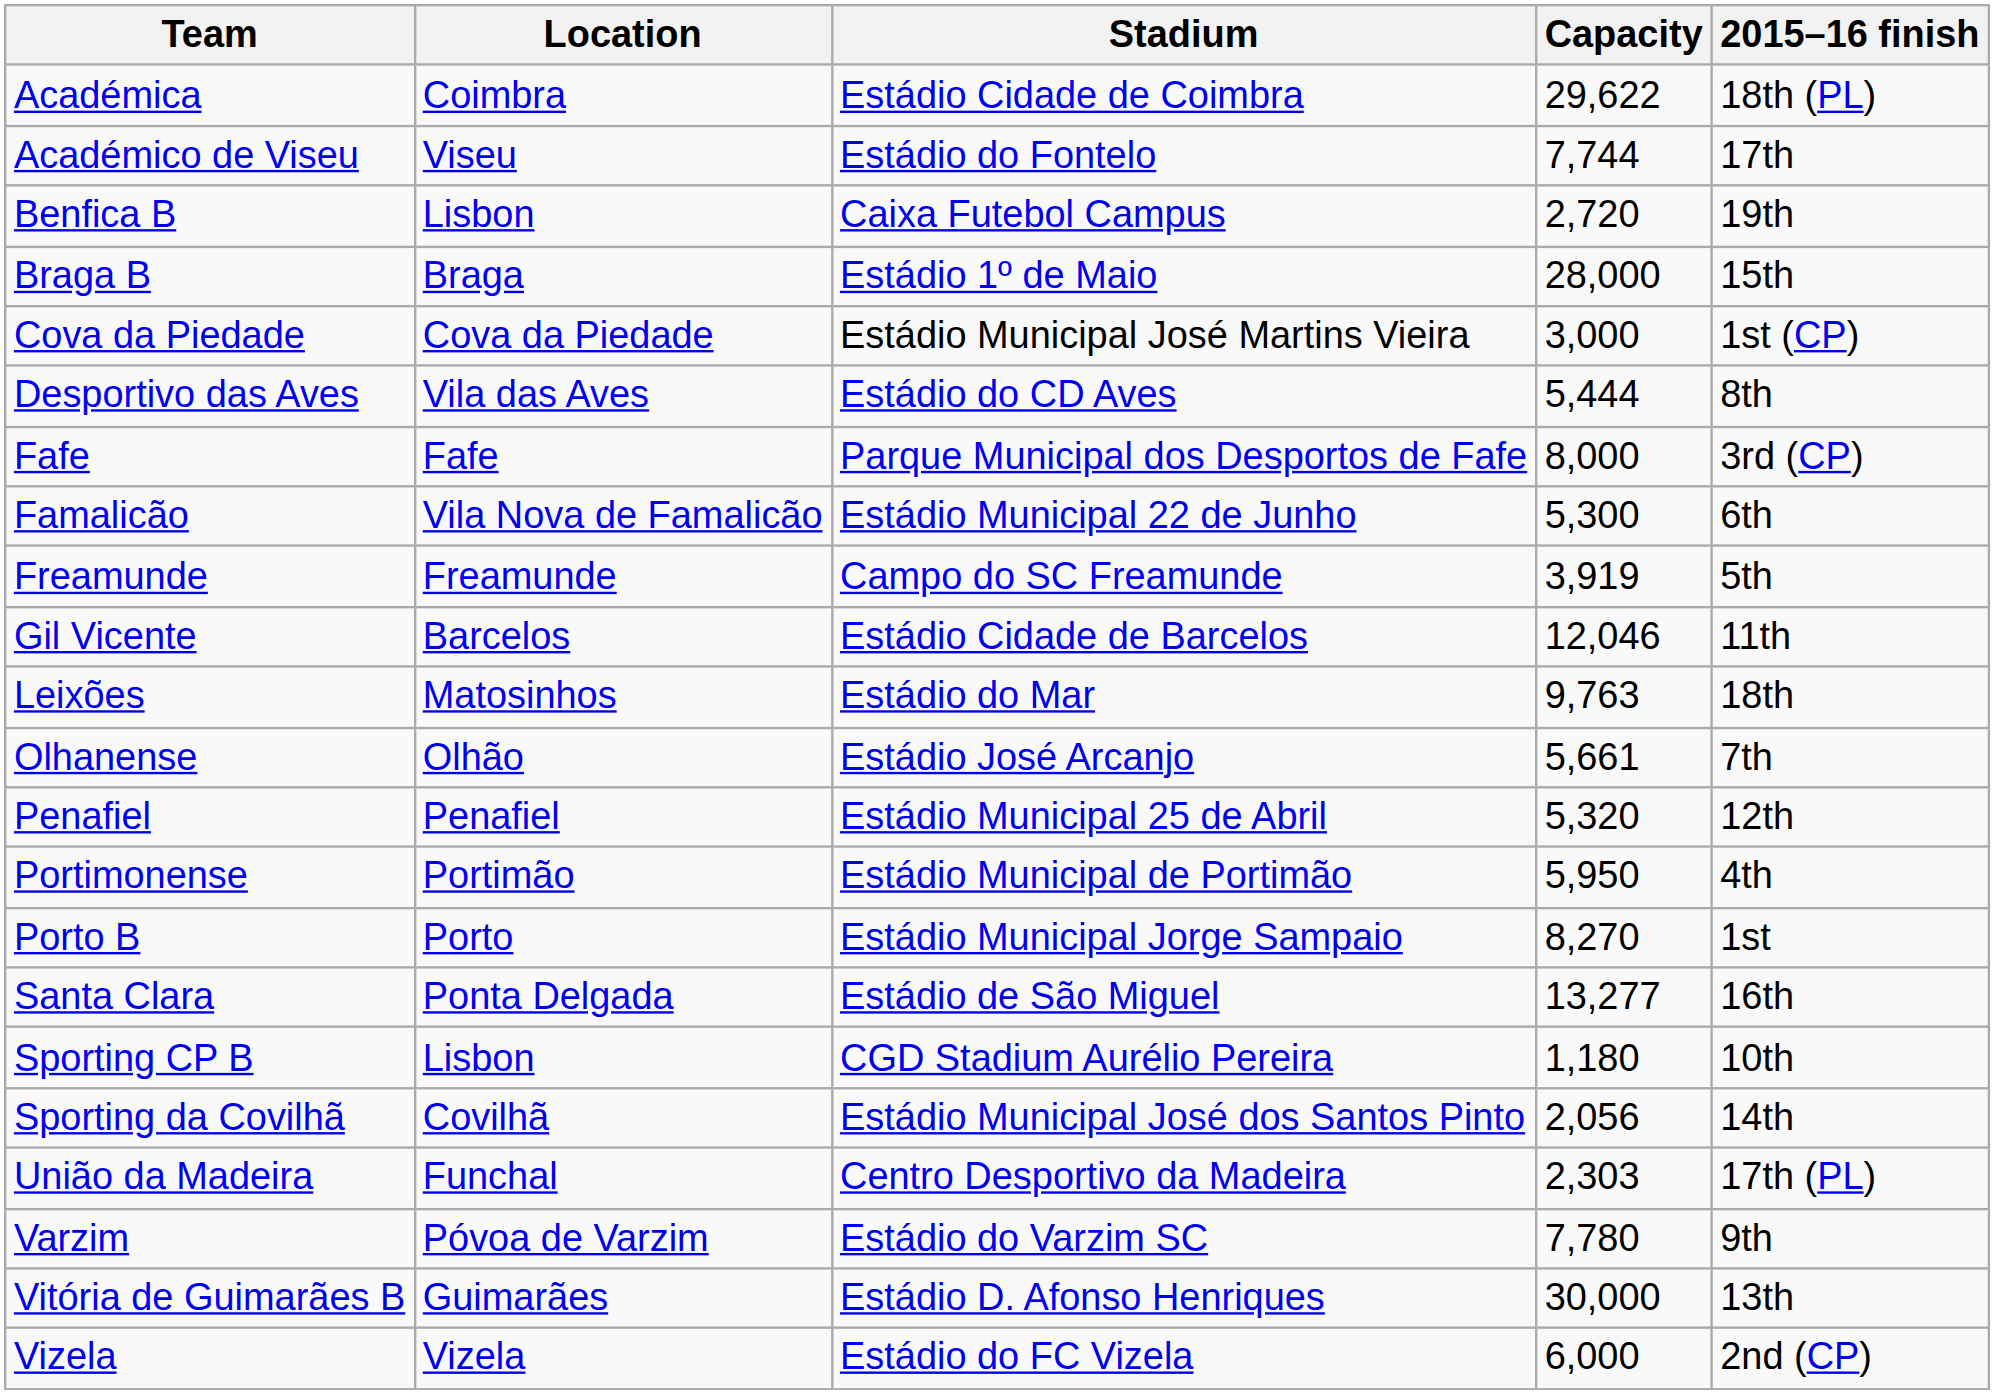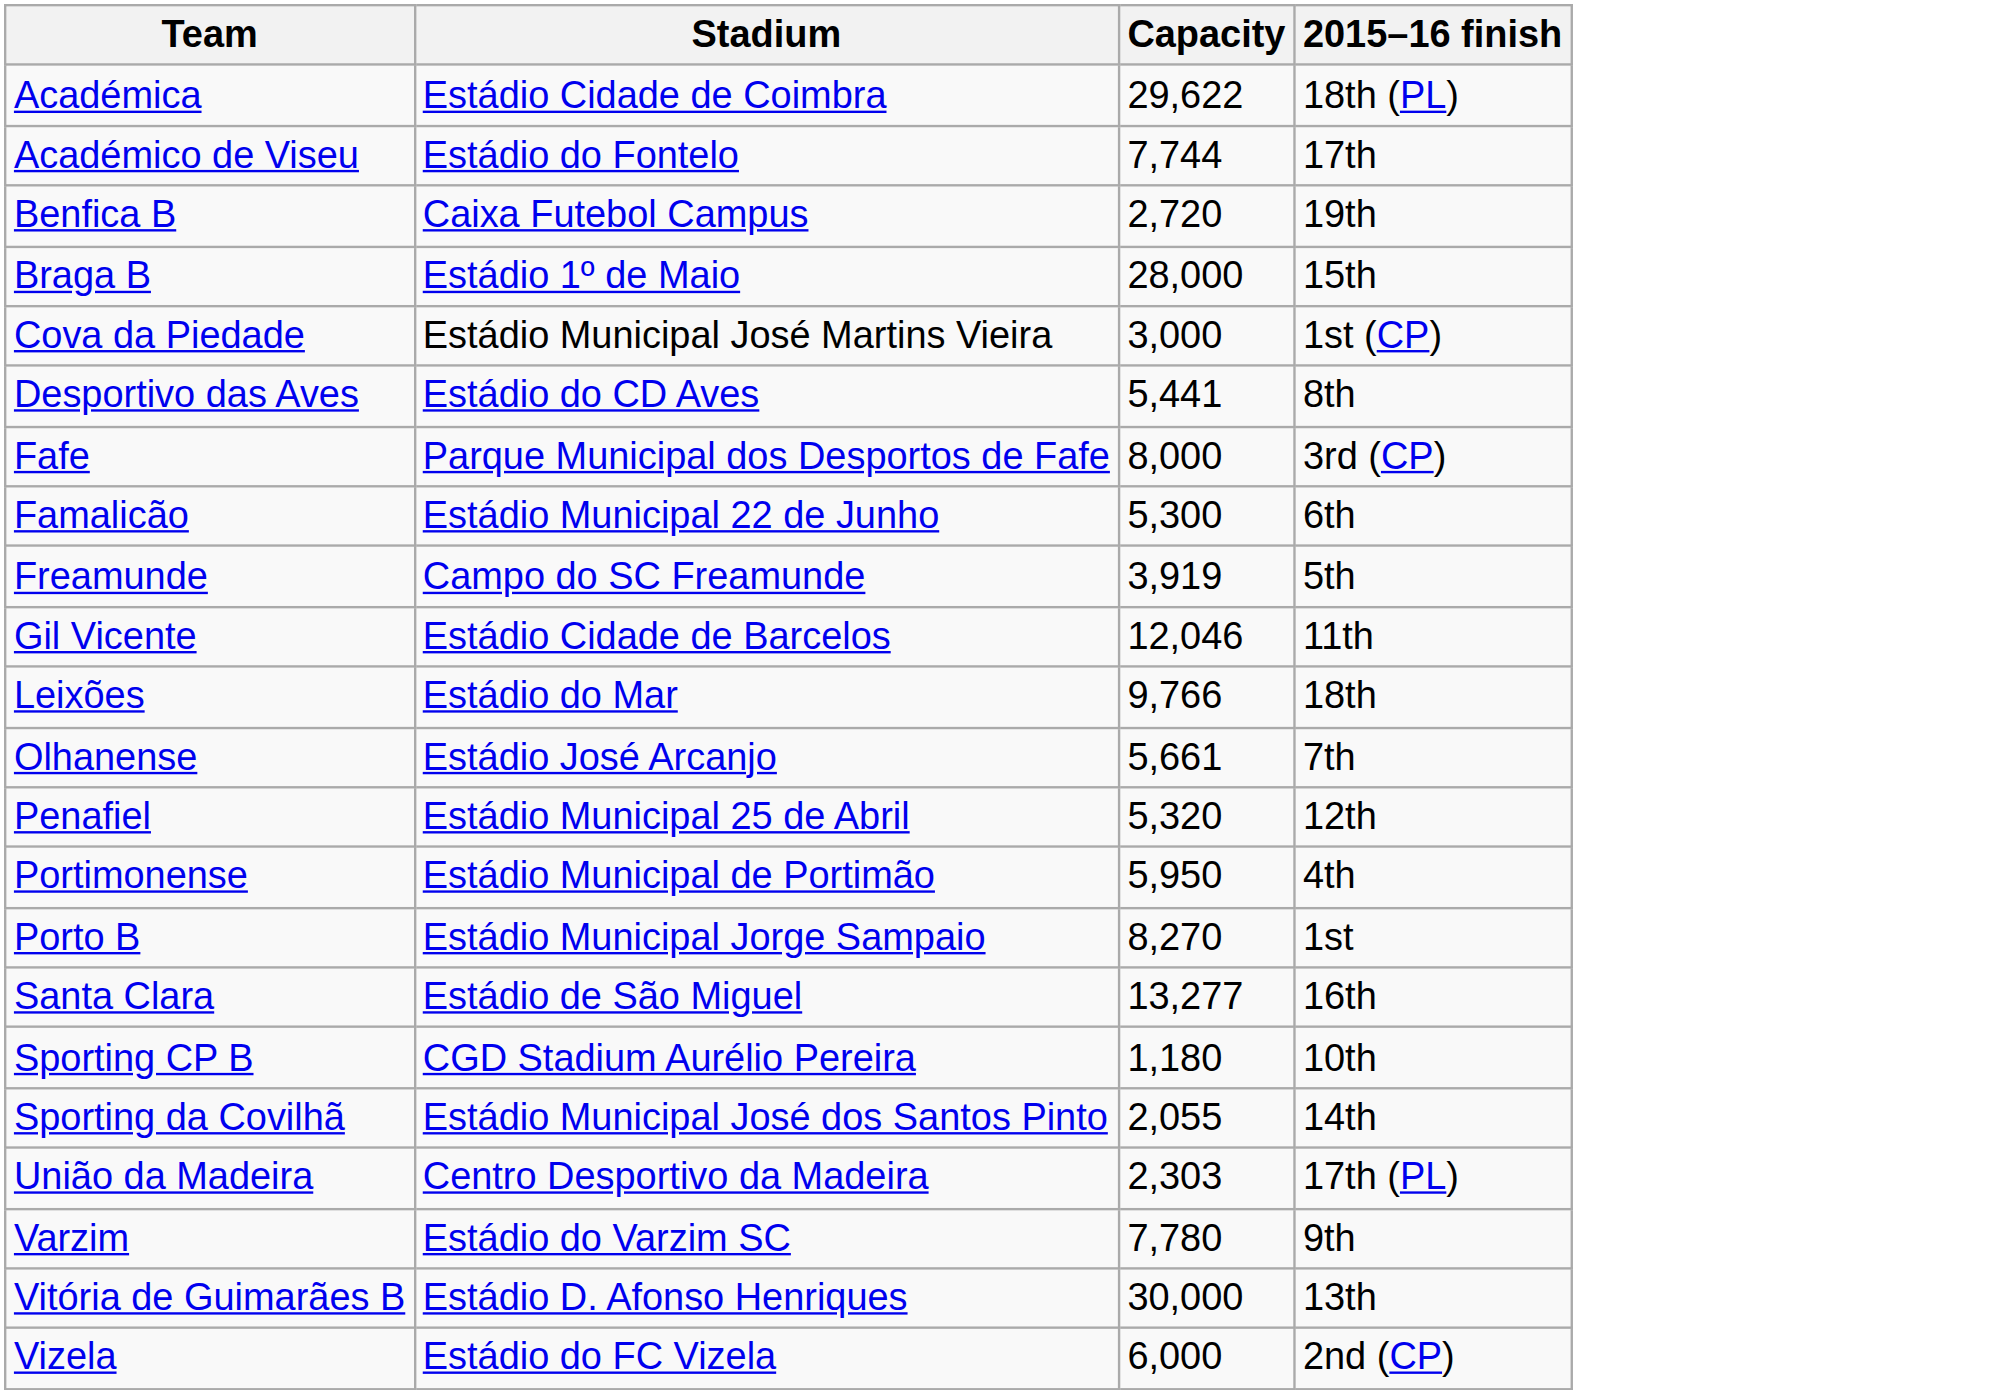- column: (623, 34)
(1592, 395) 5,444 -> (1175, 395) 5,441
(1592, 696) 9,763 -> (1175, 696) 9,766
(1592, 1117) 2,056 -> (1175, 1117) 2,055
